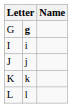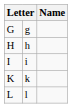(27, 29) bold -> (27, 29) normal
+ row: (10, 45)
- row: (9, 62)
